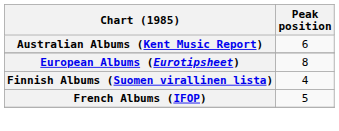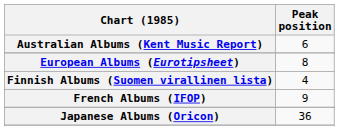(305, 98) 5 -> (305, 98) 9
+ row: (140, 116)
